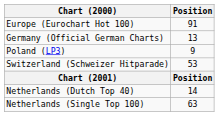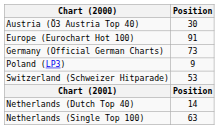+ row: (73, 24)
(193, 38) 13 -> (193, 51) 73
